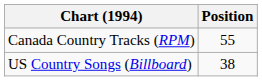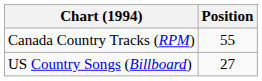(227, 64) 38 -> (227, 64) 27
